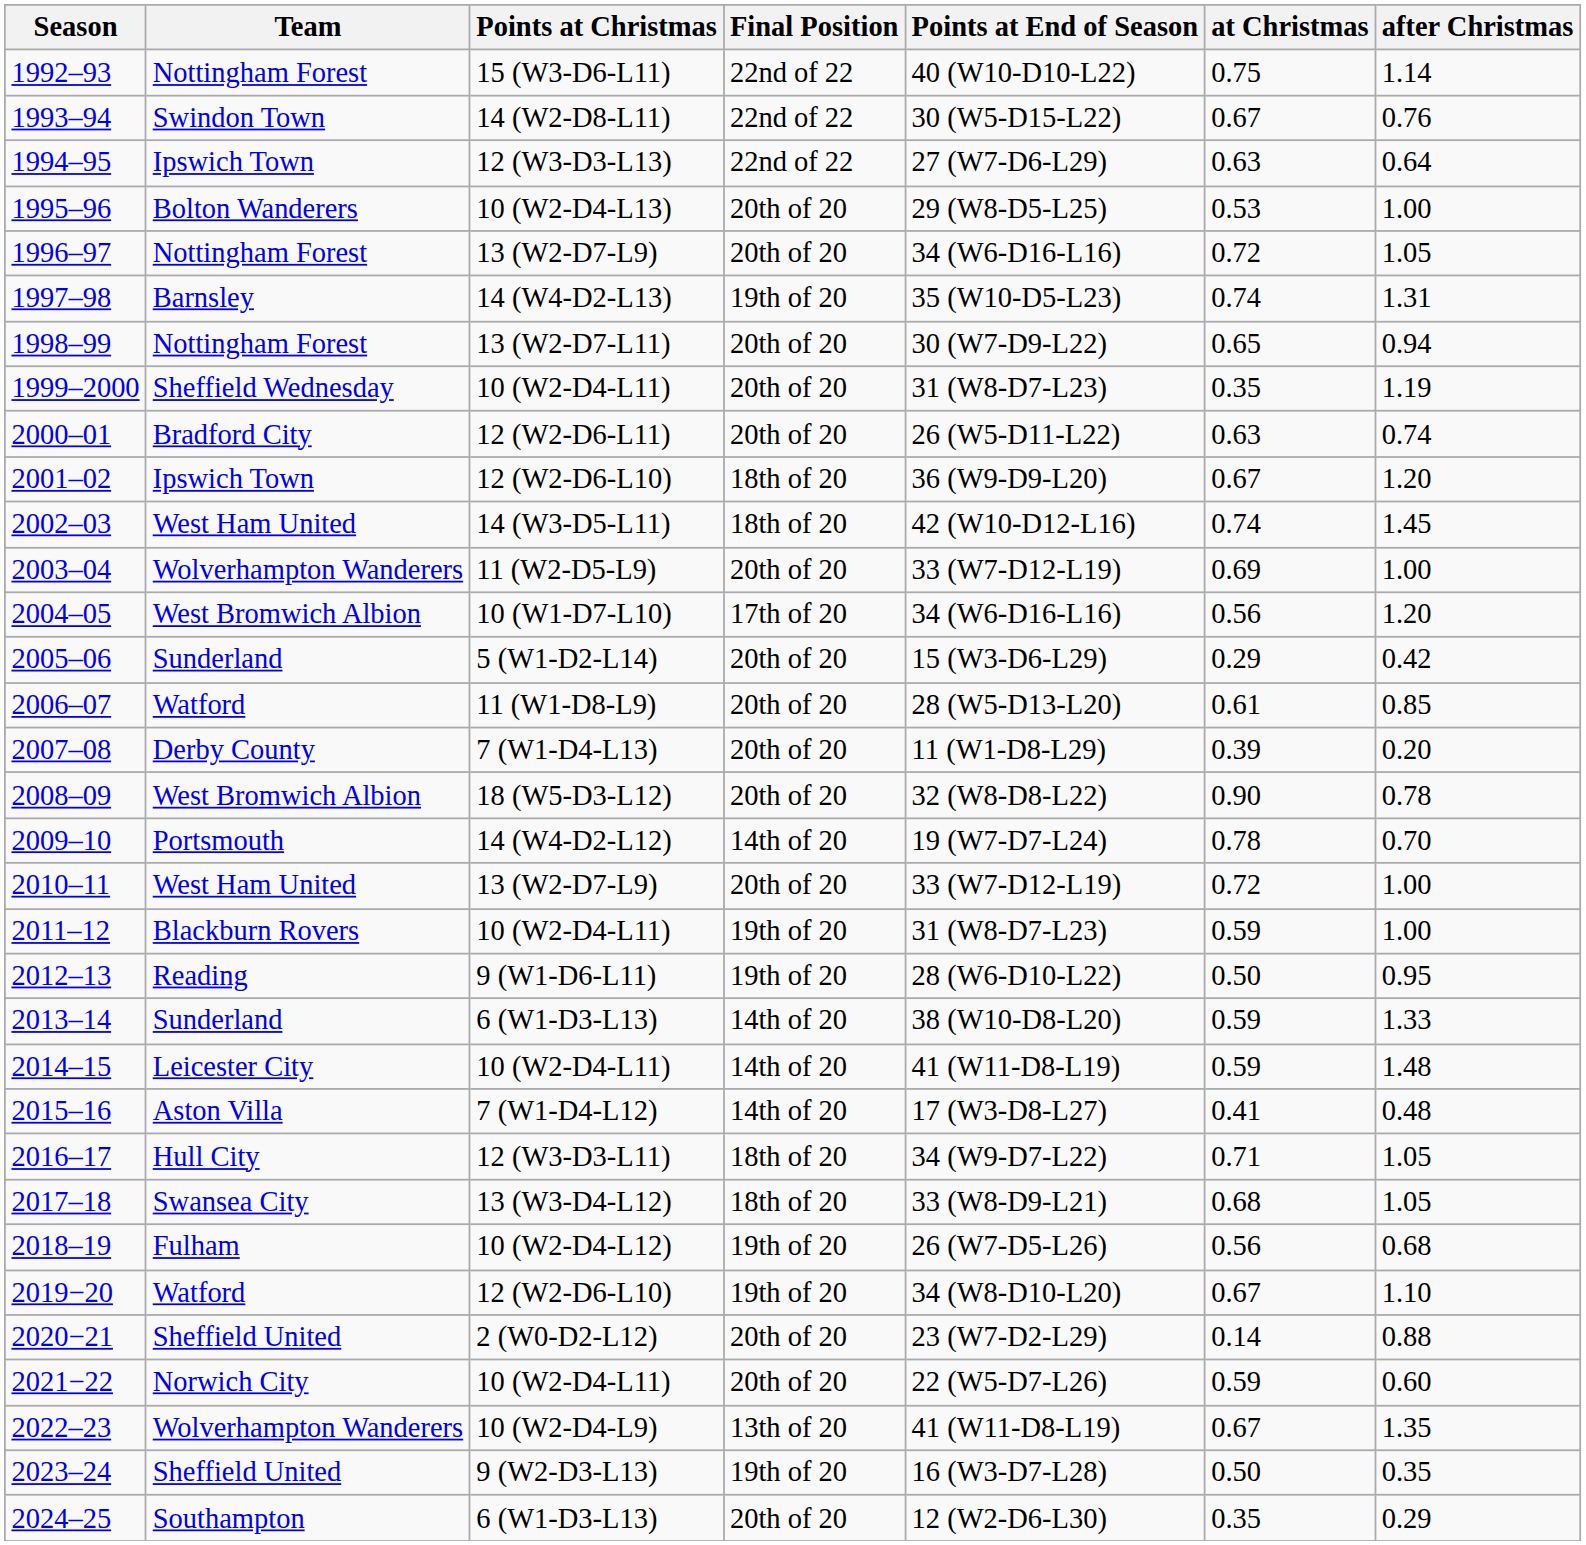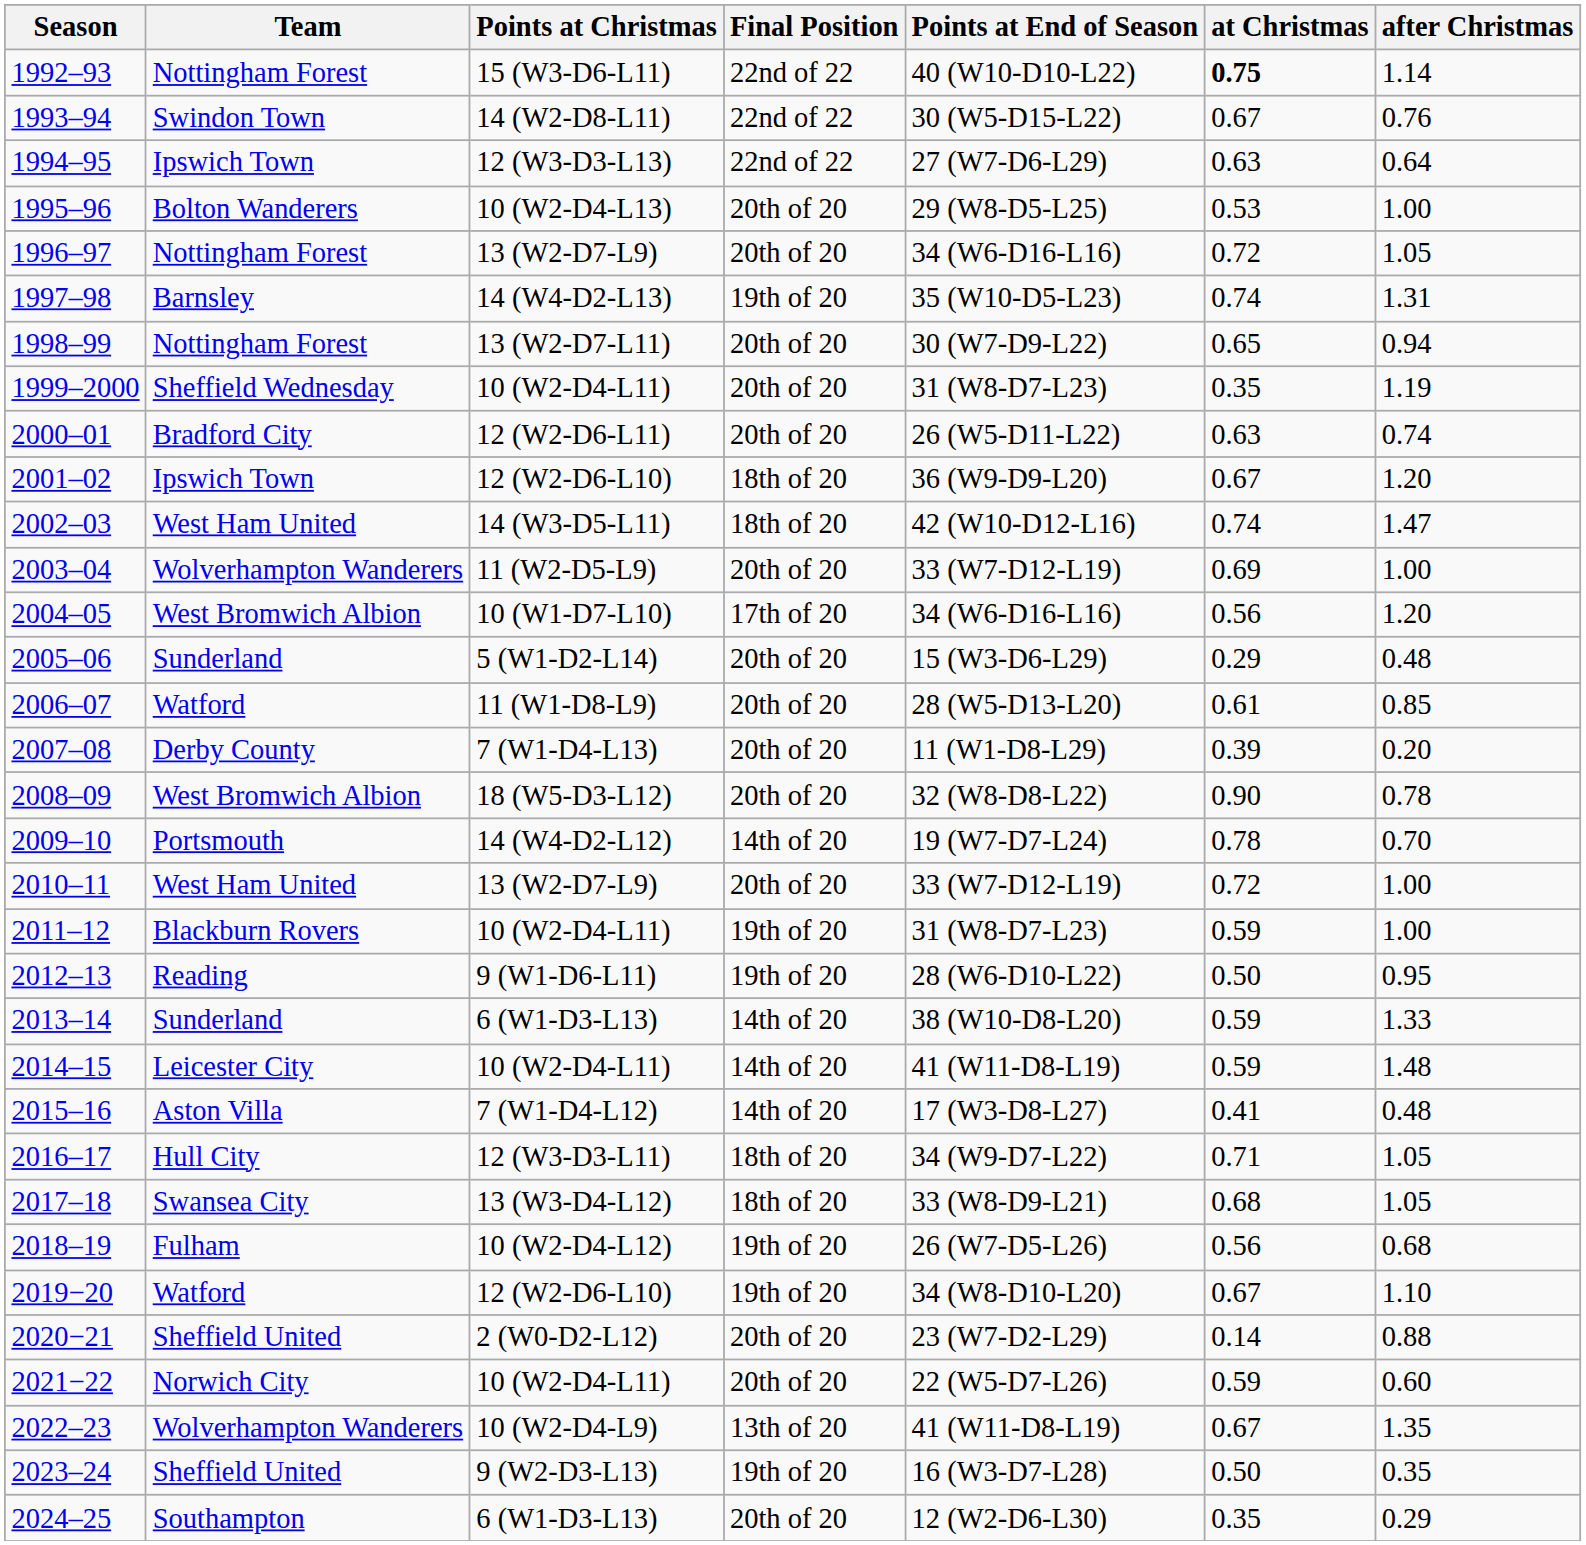(1236, 72) normal -> (1236, 72) bold
(1407, 523) 1.45 -> (1407, 523) 1.47
(1407, 659) 0.42 -> (1407, 659) 0.48
